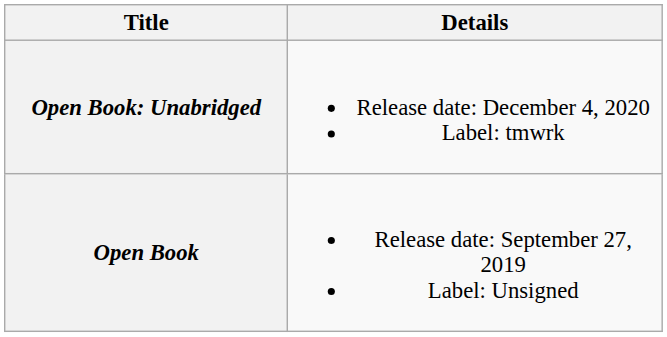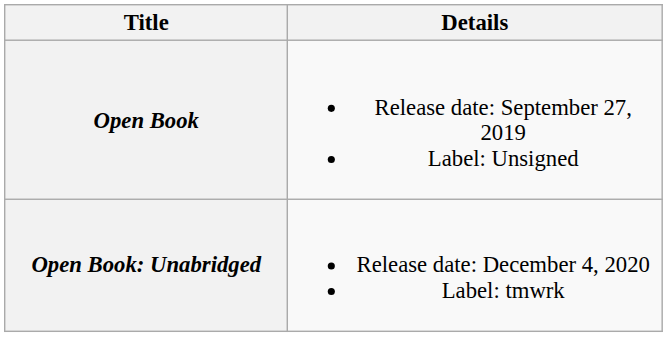rows swapped: (146, 252) <-> (146, 106)
